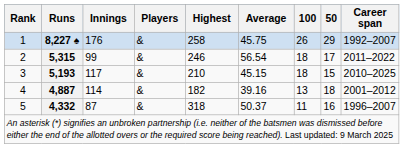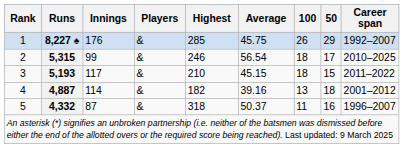(196, 40) 258 -> (196, 40) 285
(369, 57) 2011–2022 -> (370, 57) 2010–2025
(370, 73) 2010–2025 -> (369, 73) 2011–2022
